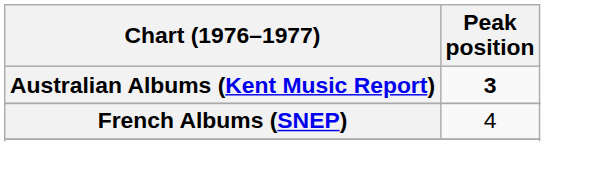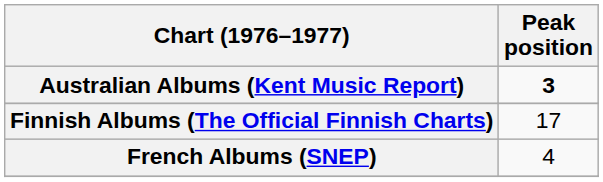+ row: (252, 120)
